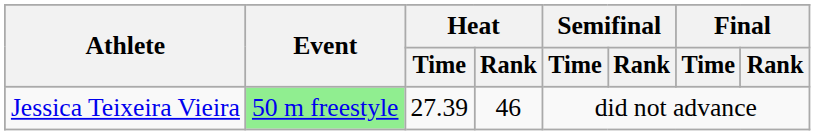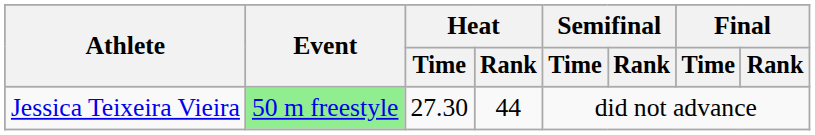(439, 108) 27.39 -> (439, 108) 27.30
(508, 108) 46 -> (508, 108) 44
